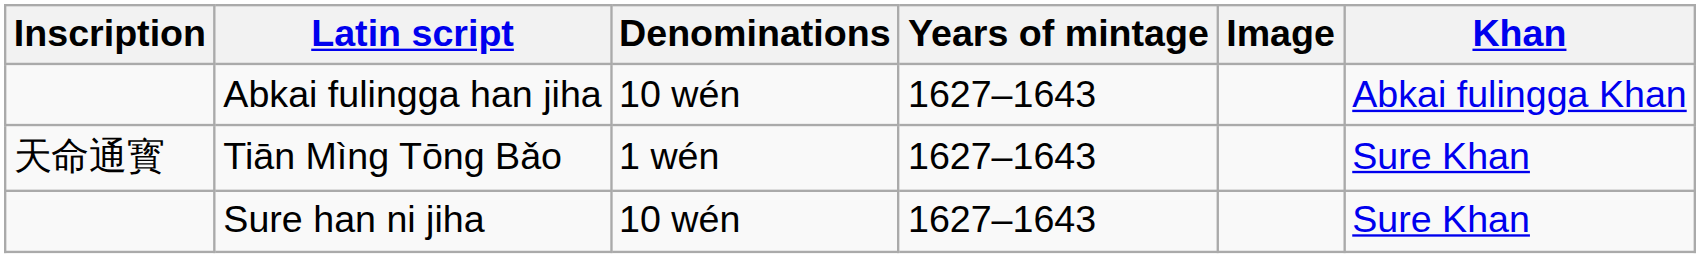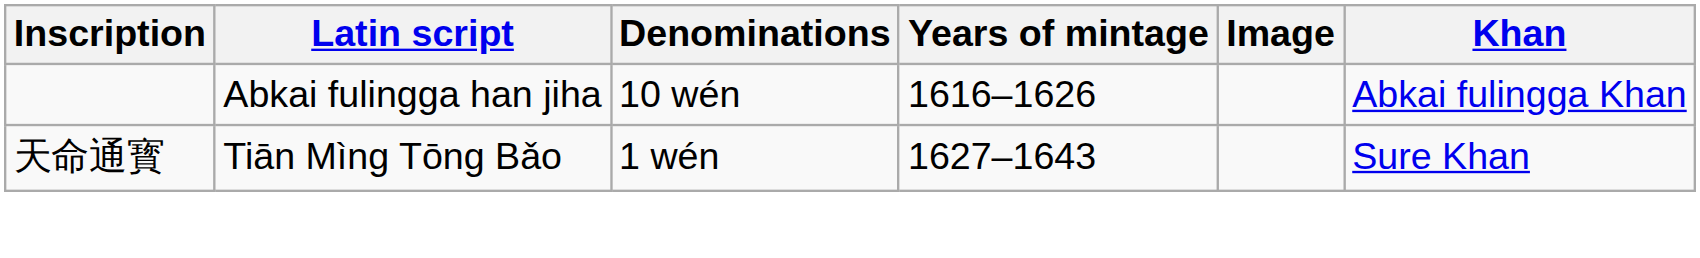(1002, 93) 1627–1643 -> (1002, 93) 1616–1626
- row: (354, 220)
